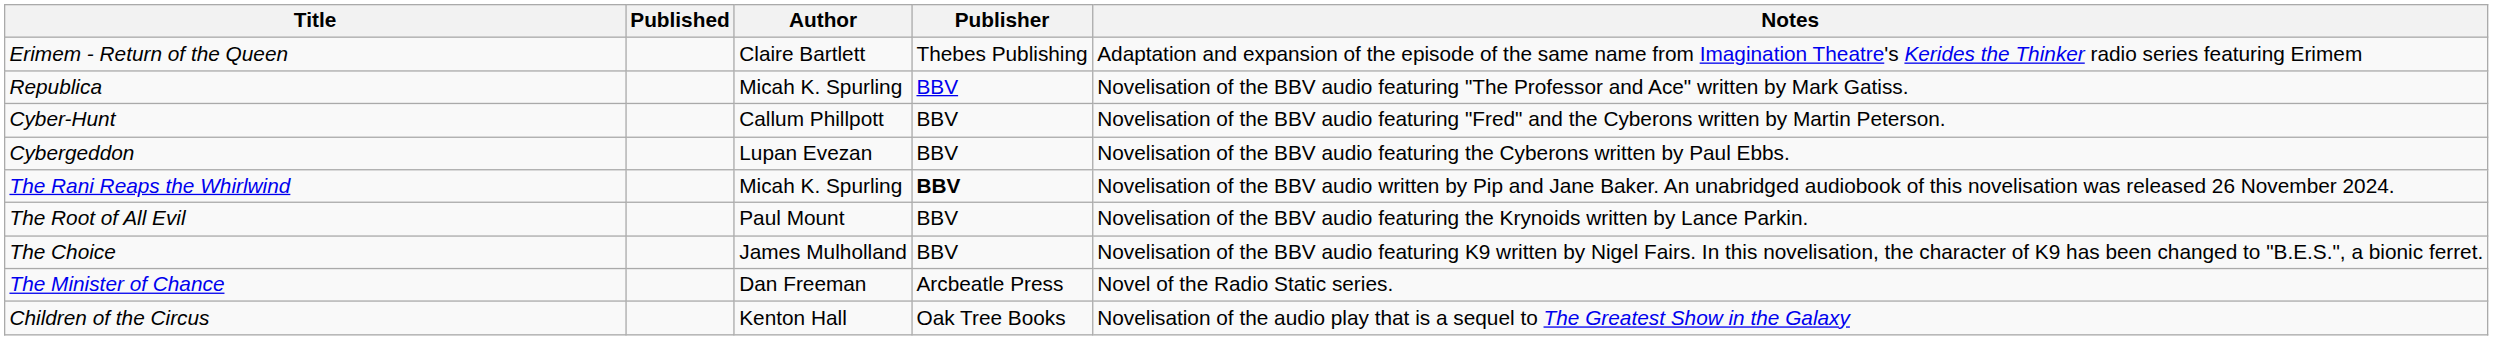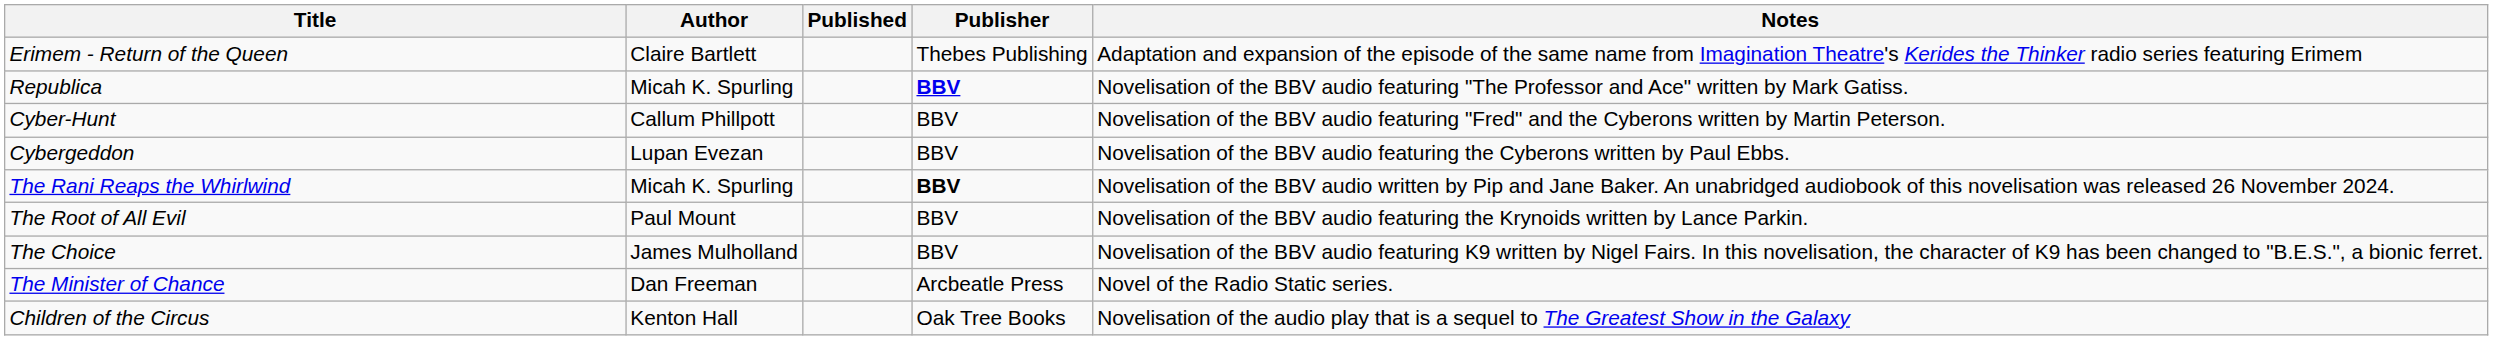columns swapped: (823, 20) <-> (680, 20)
(937, 86) normal -> (938, 86) bold
